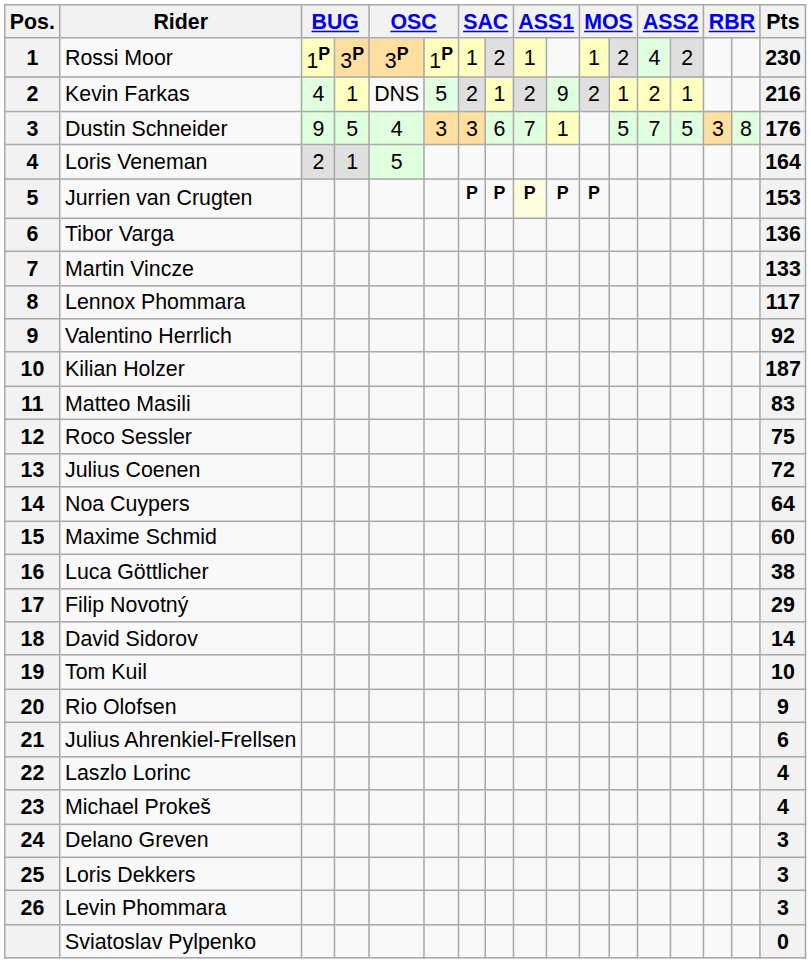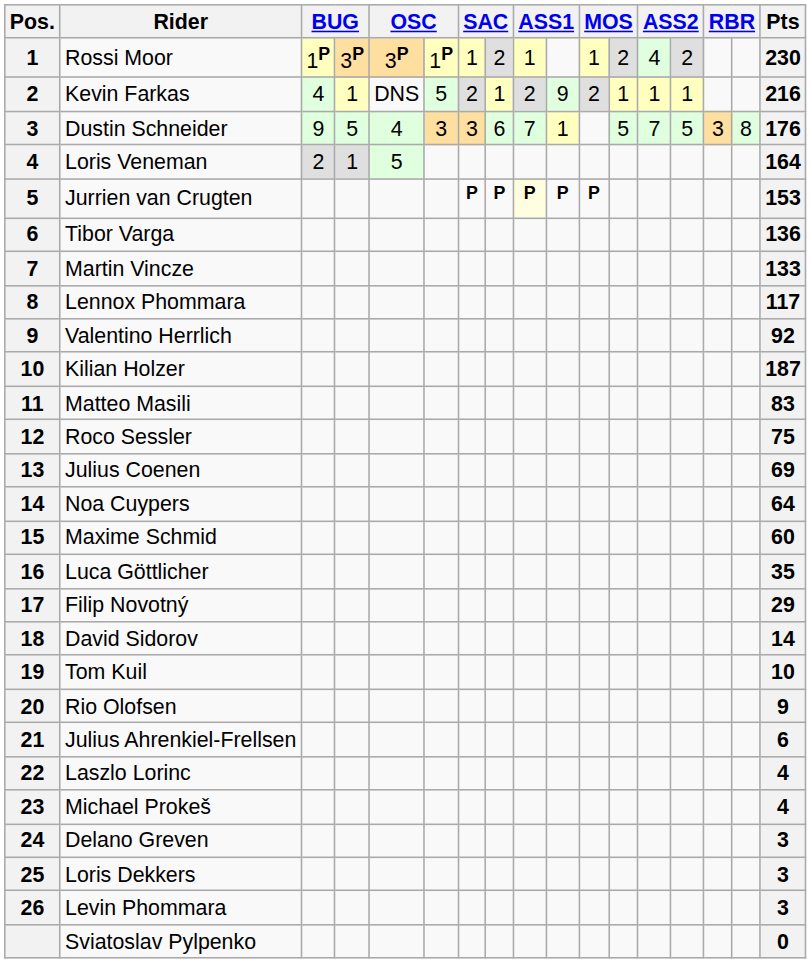(654, 94) 2 -> (654, 94) 1
(783, 470) 72 -> (783, 470) 69
(783, 571) 38 -> (783, 571) 35
